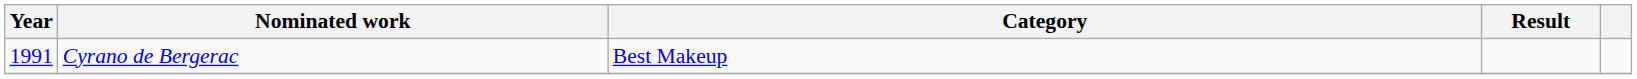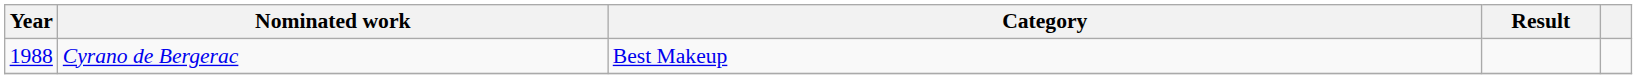(31, 55) 1991 -> (31, 55) 1988
